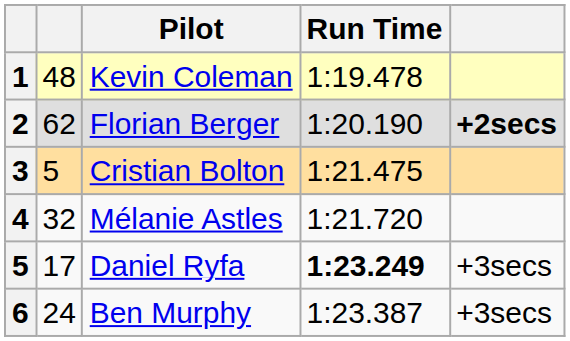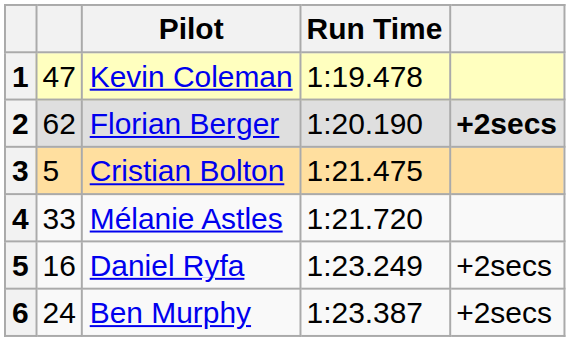(59, 76) 48 -> (59, 76) 47
(59, 218) 32 -> (59, 218) 33
(59, 266) 17 -> (59, 266) 16
(366, 266) bold -> (365, 266) normal
(504, 266) +3secs -> (504, 266) +2secs
(504, 313) +3secs -> (504, 313) +2secs
